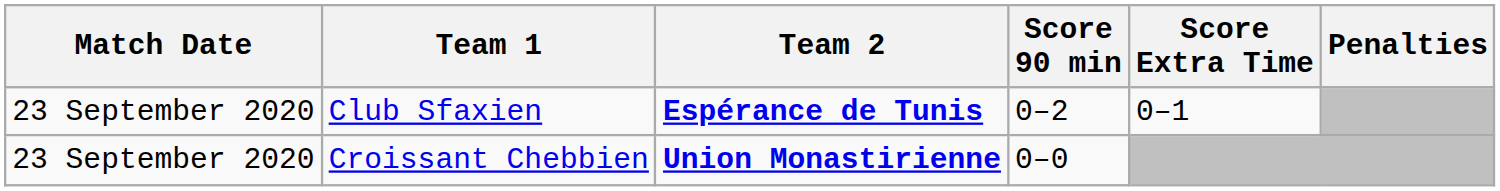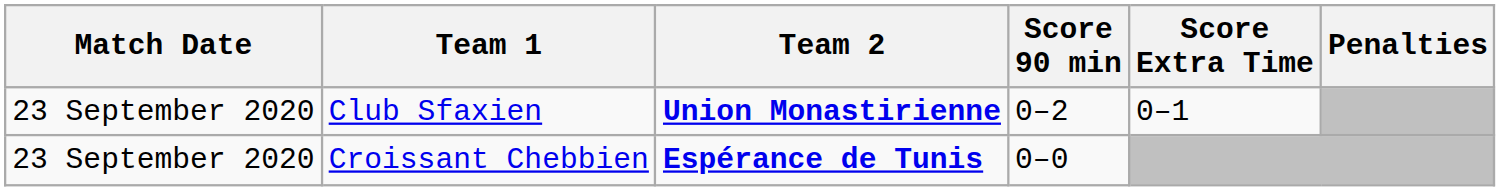(823, 112) Espérance de Tunis -> (832, 112) Union Monastirienne
(832, 160) Union Monastirienne -> (823, 160) Espérance de Tunis
